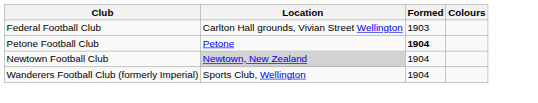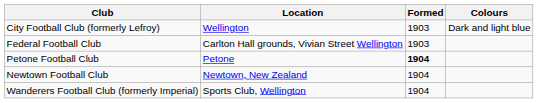+ row: (83, 28)
(255, 59) lightgrey background -> (255, 75) no background
